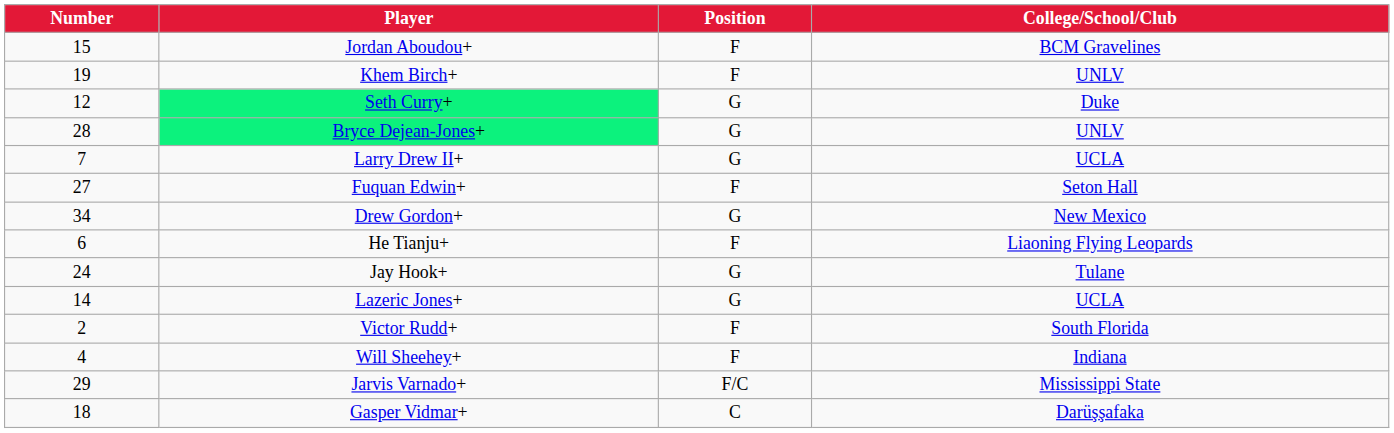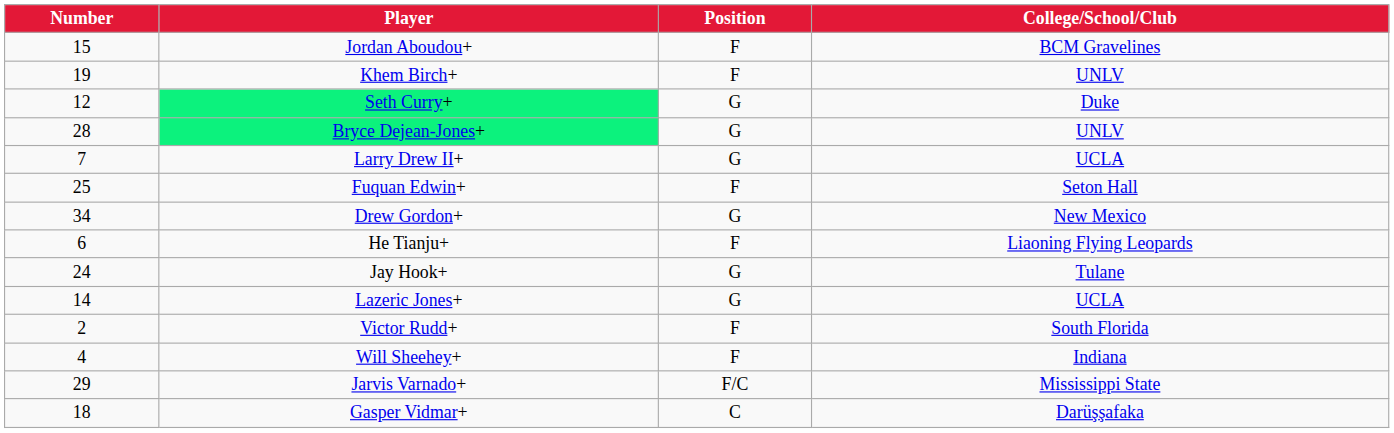(82, 187) 27 -> (82, 187) 25
